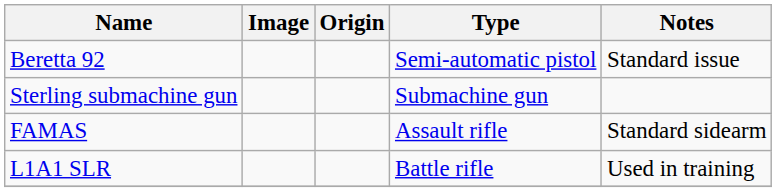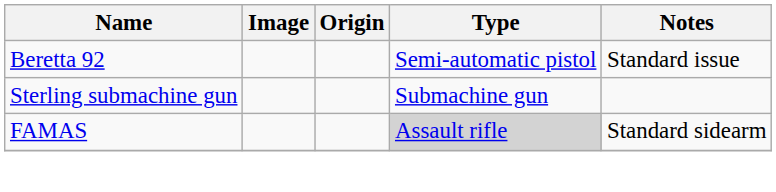(451, 131) no background -> (451, 131) lightgrey background
- row: (61, 167)
